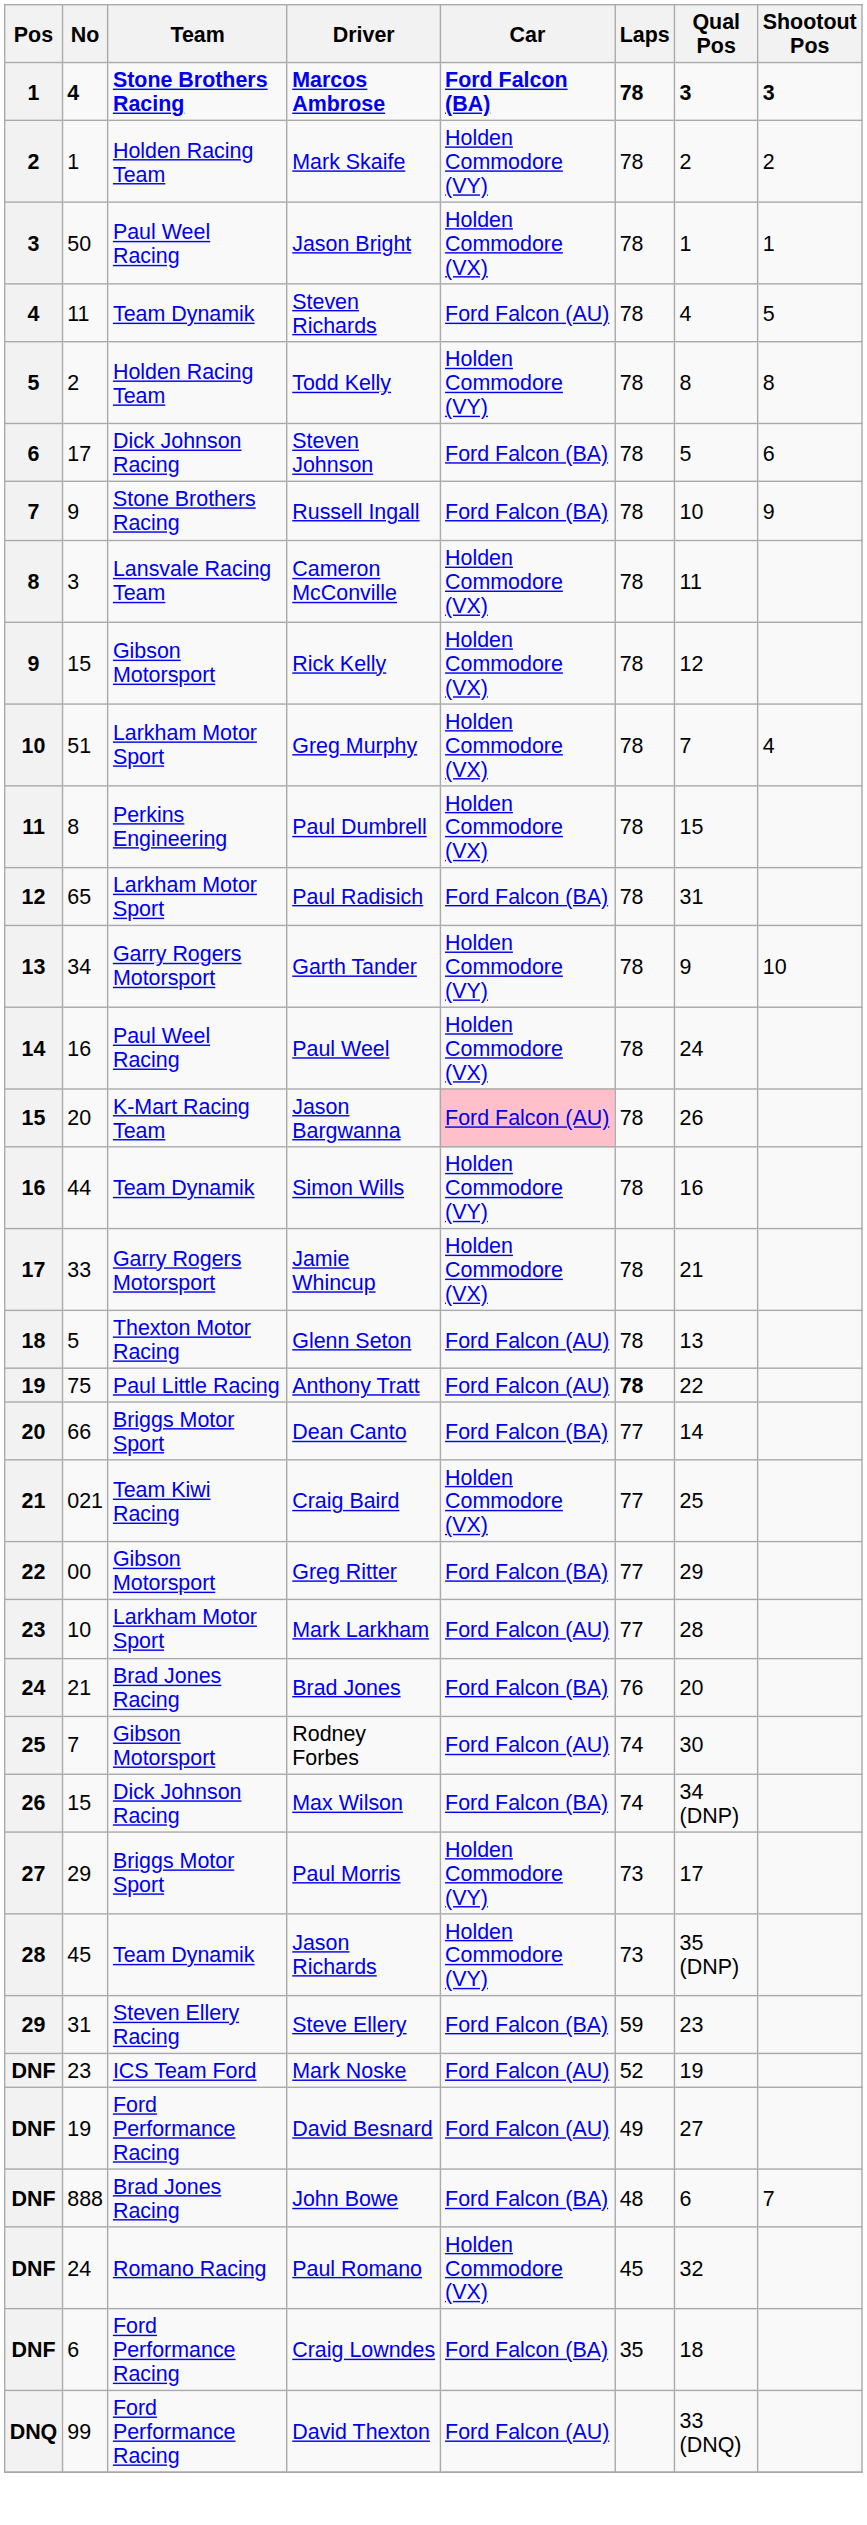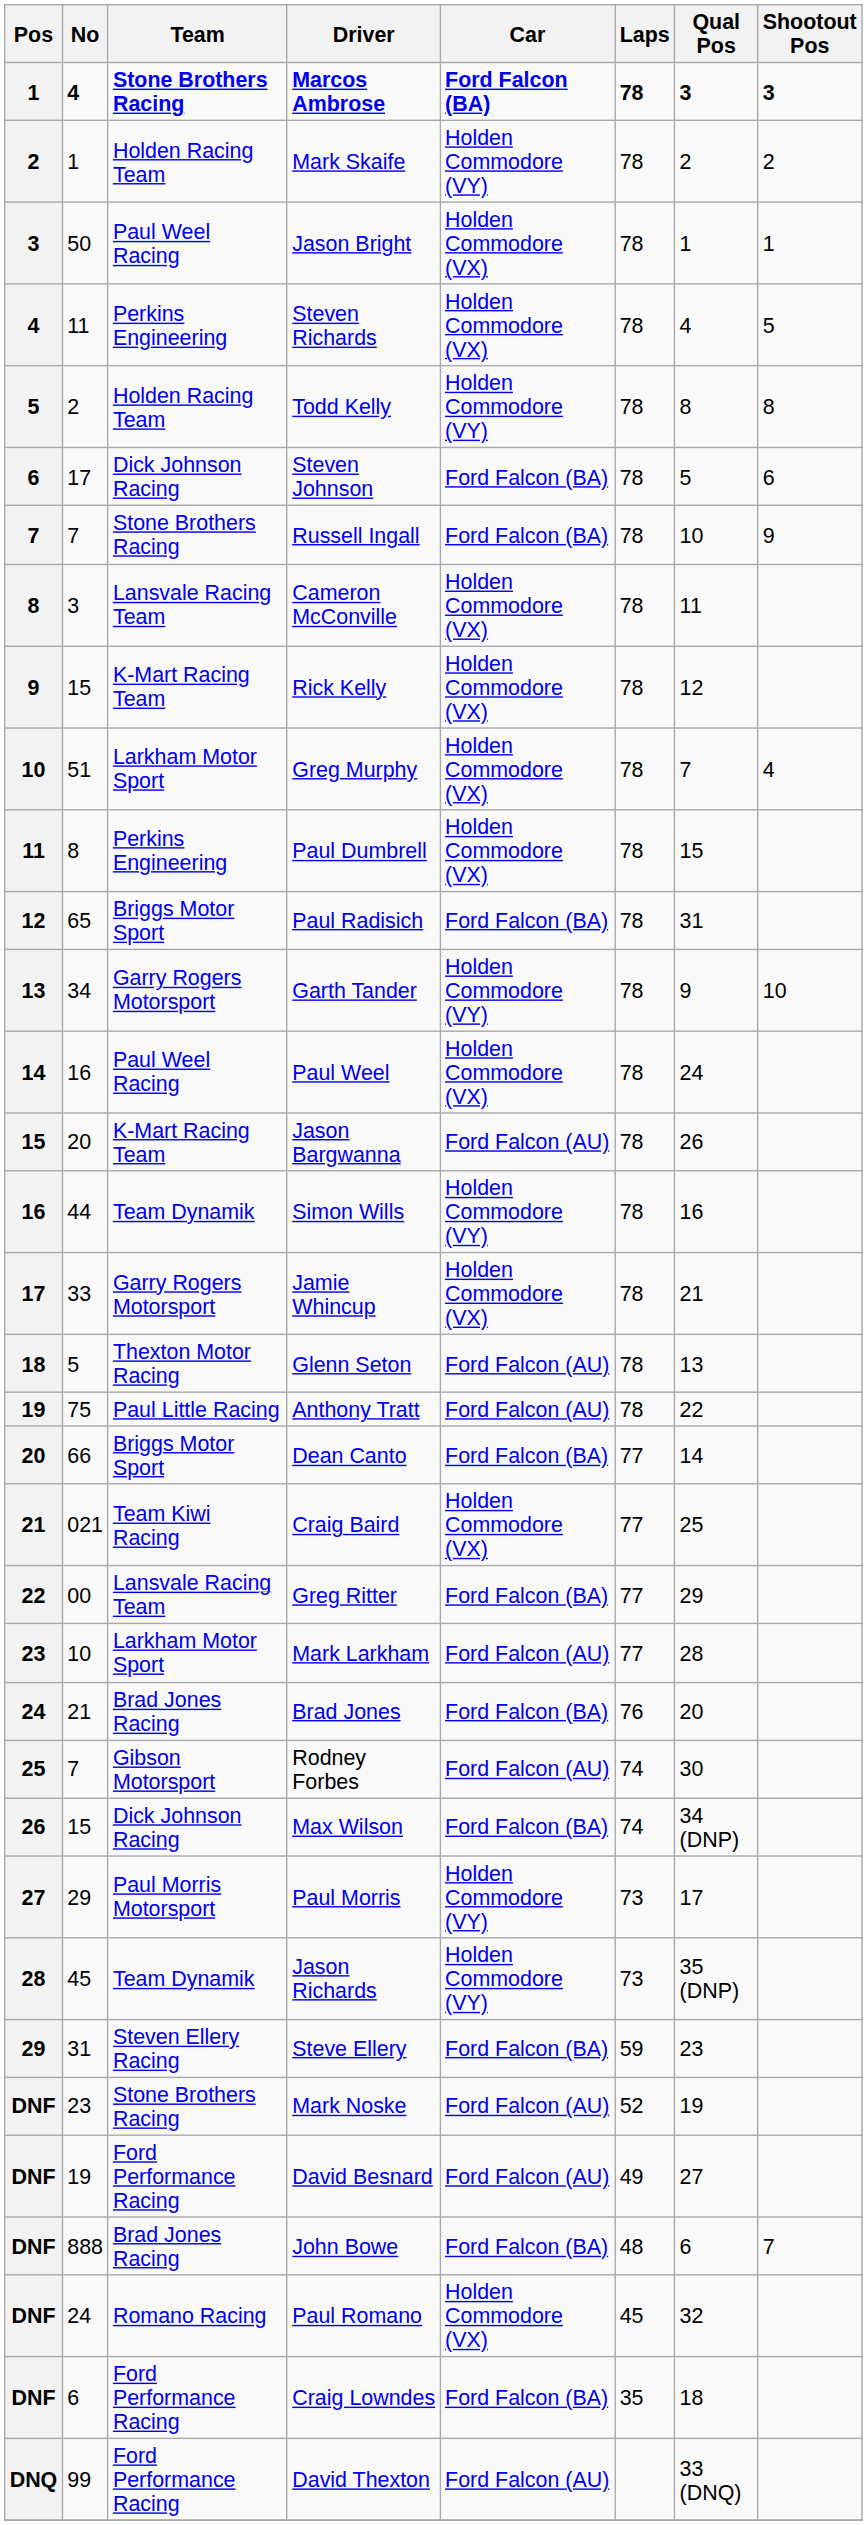(184, 313) Team Dynamik -> (170, 325) Perkins Engineering
(527, 313) Ford Falcon (AU) -> (504, 325) Holden Commodore (VX)
(73, 511) 9 -> (73, 535) 7
(164, 663) Gibson Motorsport -> (181, 687) K-Mart Racing Team
(185, 896) Larkham Motor Sport -> (174, 920) Briggs Motor Sport
(527, 1118) pink background -> (527, 1142) no background
(632, 1386) bold -> (632, 1410) normal
(164, 1571) Gibson Motorsport -> (192, 1595) Lansvale Racing Team
(174, 1873) Briggs Motor Sport -> (167, 1897) Paul Morris Motorsport
(185, 2070) ICS Team Ford -> (184, 2106) Stone Brothers Racing
